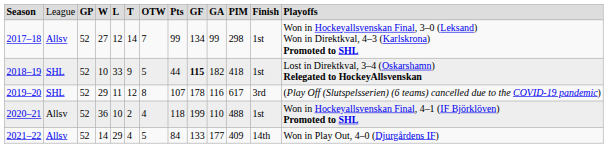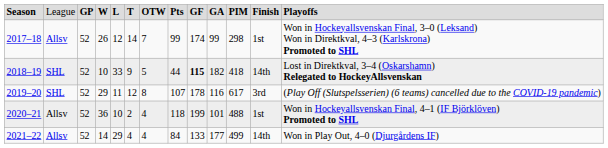(103, 39) 27 -> (103, 39) 26
(197, 39) 134 -> (197, 39) 174
(258, 71) 1st -> (261, 71) 14th
(216, 114) 110 -> (217, 114) 101
(144, 135) 5 -> (144, 135) 4
(236, 135) 409 -> (236, 135) 499
